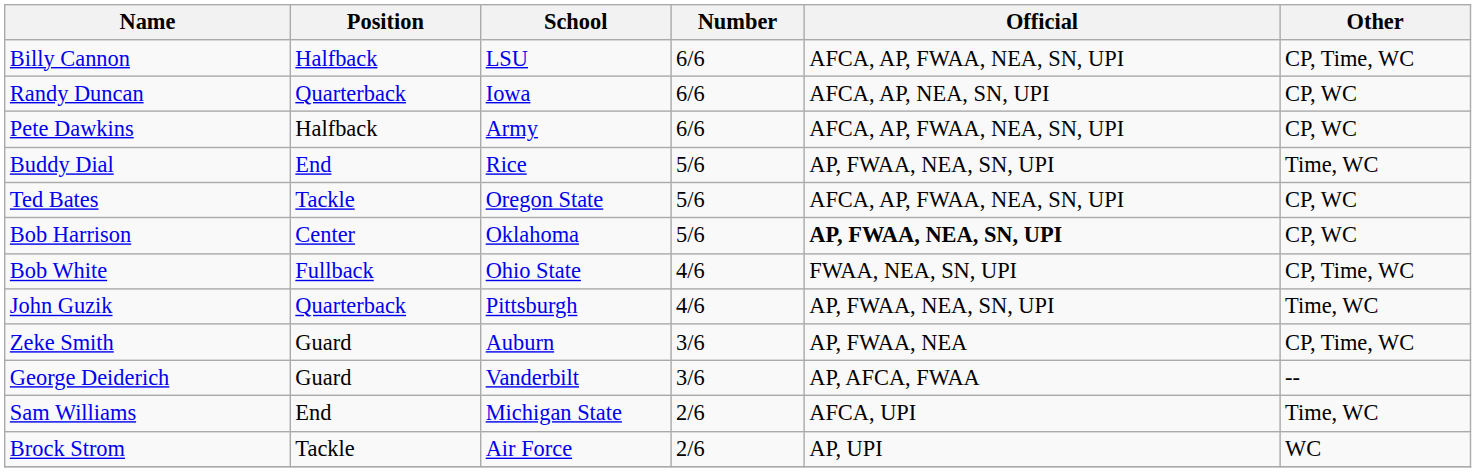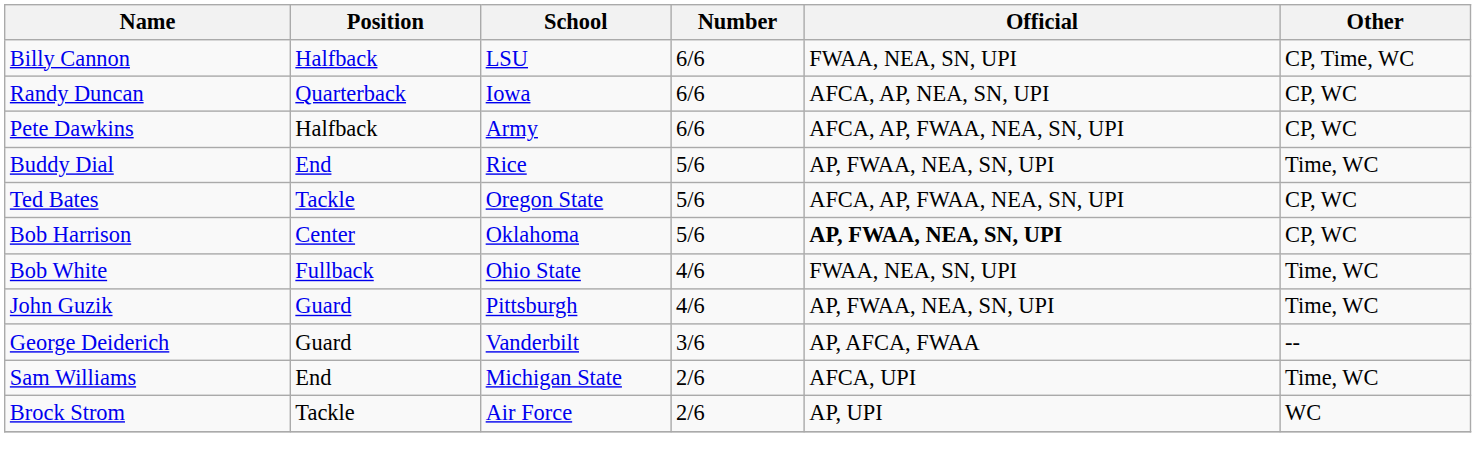(967, 57) AFCA, AP, FWAA, NEA, SN, UPI -> (913, 57) FWAA, NEA, SN, UPI
(1350, 270) CP, Time, WC -> (1332, 270) Time, WC
(351, 306) Quarterback -> (323, 306) Guard
- row: (62, 341)
